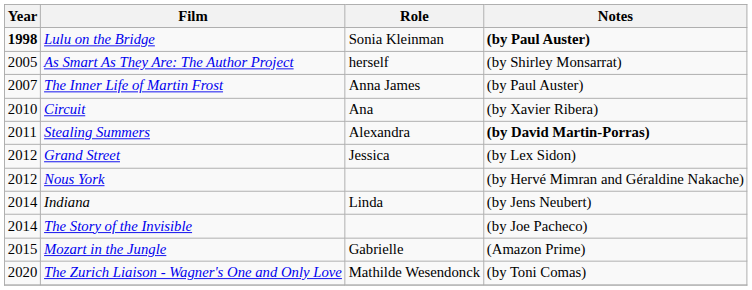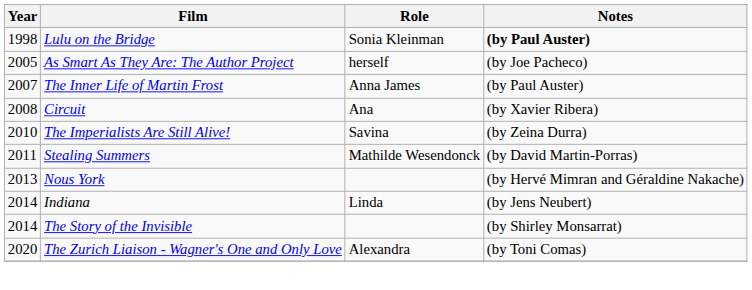(23, 39) bold -> (23, 39) normal
(554, 62) (by Shirley Monsarrat) -> (537, 62) (by Joe Pacheco)
(23, 109) 2010 -> (23, 109) 2008
+ row: (137, 132)
(379, 132) Alexandra -> (414, 156) Mathilde Wesendonck
(568, 132) bold -> (562, 156) normal
- row: (82, 156)
(23, 179) 2012 -> (23, 179) 2013
(537, 226) (by Joe Pacheco) -> (554, 226) (by Shirley Monsarrat)
- row: (105, 249)
(414, 272) Mathilde Wesendonck -> (379, 249) Alexandra
